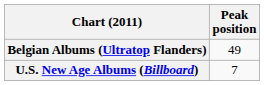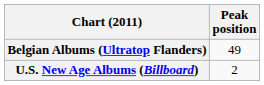(234, 70) 7 -> (234, 70) 2
